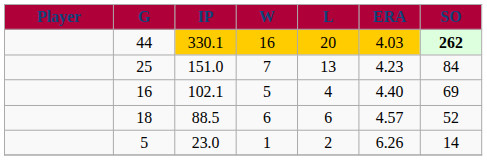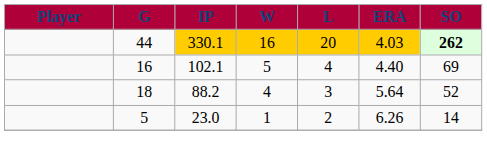- row: (144, 67)
(206, 117) 88.5 -> (206, 92) 88.2
(267, 117) 6 -> (267, 92) 4
(328, 117) 6 -> (328, 92) 3
(390, 117) 4.57 -> (390, 92) 5.64
